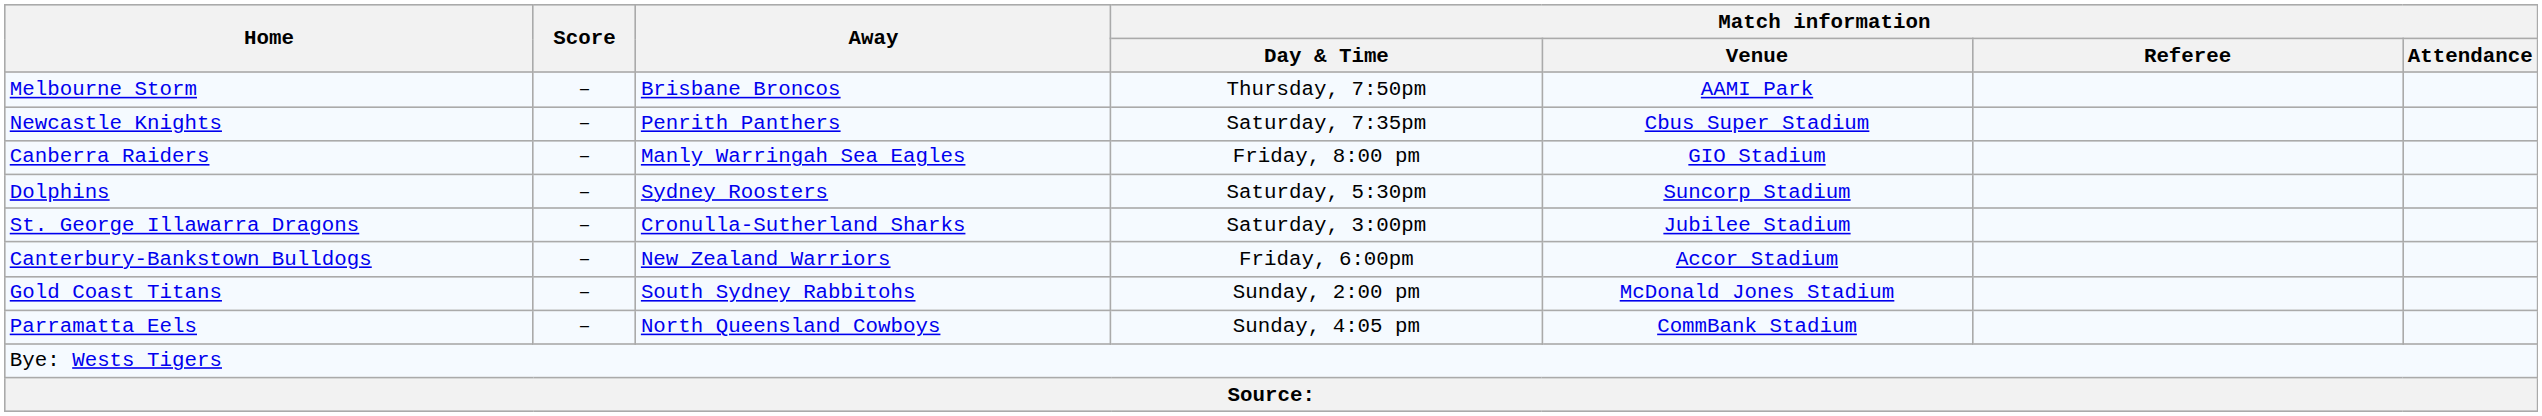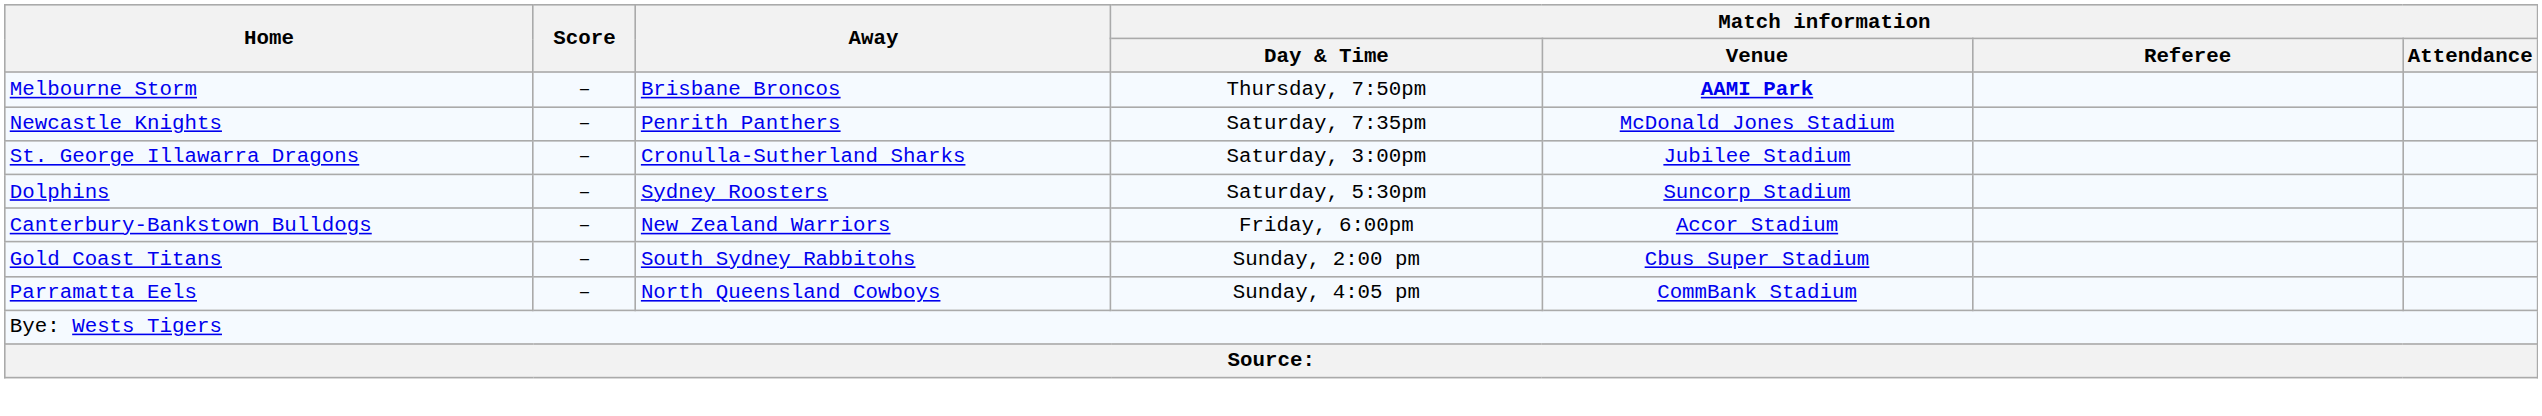(1757, 90) normal -> (1757, 90) bold
(1757, 123) Cbus Super Stadium -> (1757, 123) McDonald Jones Stadium
- row: (110, 157)
rows swapped: (184, 225) <-> (60, 191)
(1757, 293) McDonald Jones Stadium -> (1757, 259) Cbus Super Stadium
